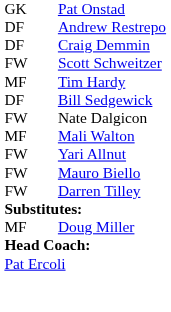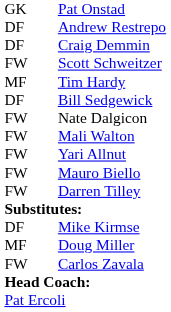(16, 136) MF -> (16, 136) FW
+ row: (99, 227)
+ row: (101, 263)
